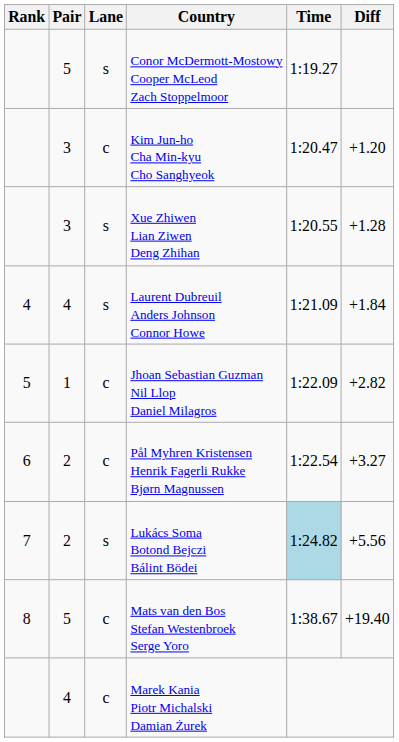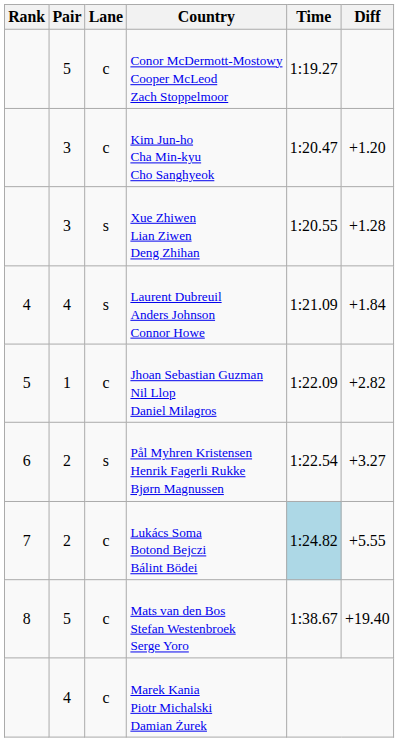(106, 68) s -> (106, 68) c
(106, 461) c -> (106, 461) s
(106, 540) s -> (106, 540) c
(367, 540) +5.56 -> (367, 540) +5.55
